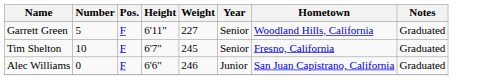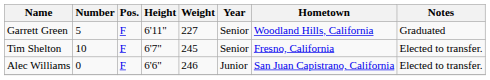(422, 48) Graduated -> (441, 48) Elected to transfer.
(422, 65) Graduated -> (441, 65) Elected to transfer.
